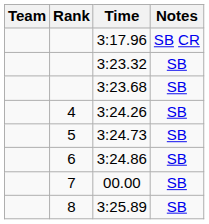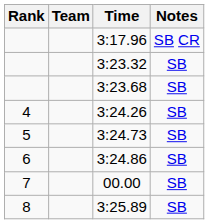columns swapped: (71, 16) <-> (27, 16)
